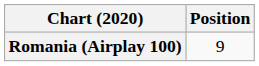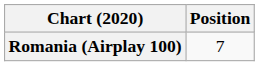(220, 46) 9 -> (220, 46) 7
